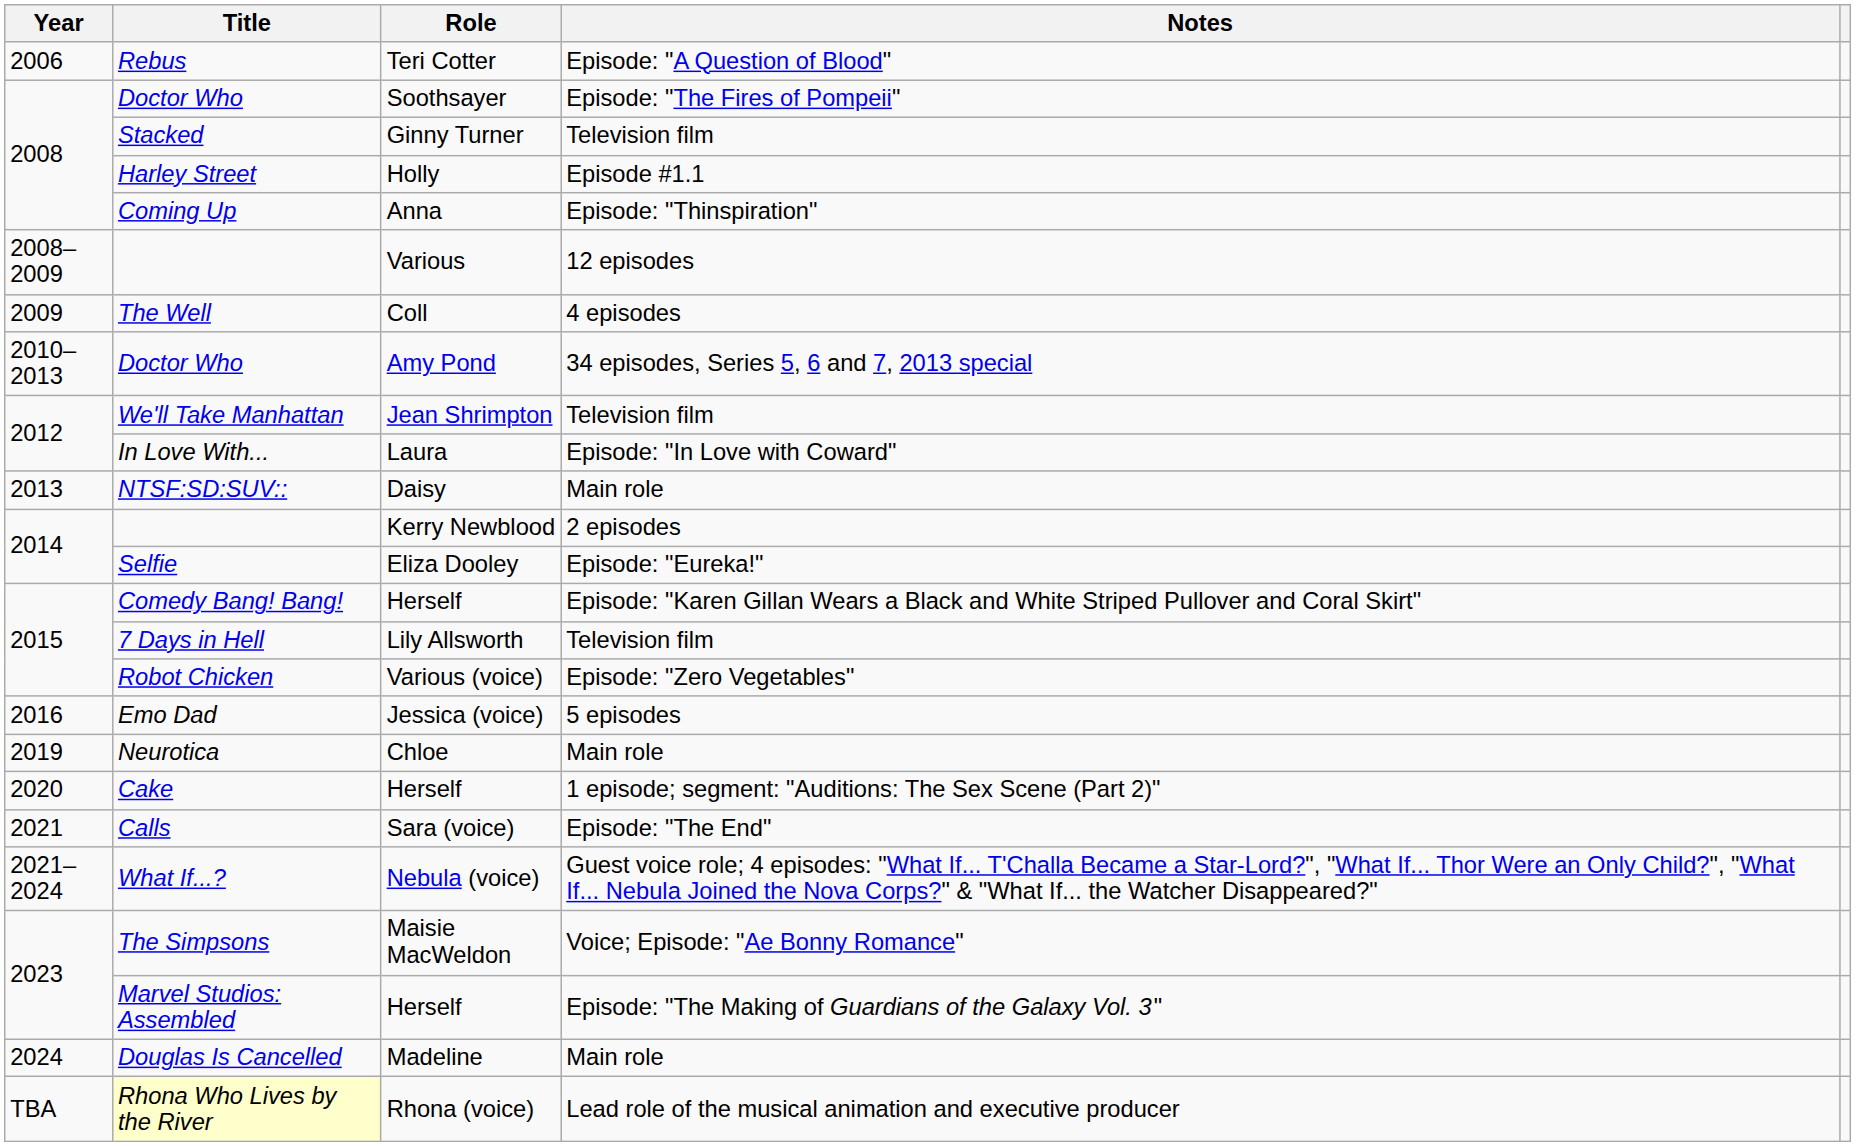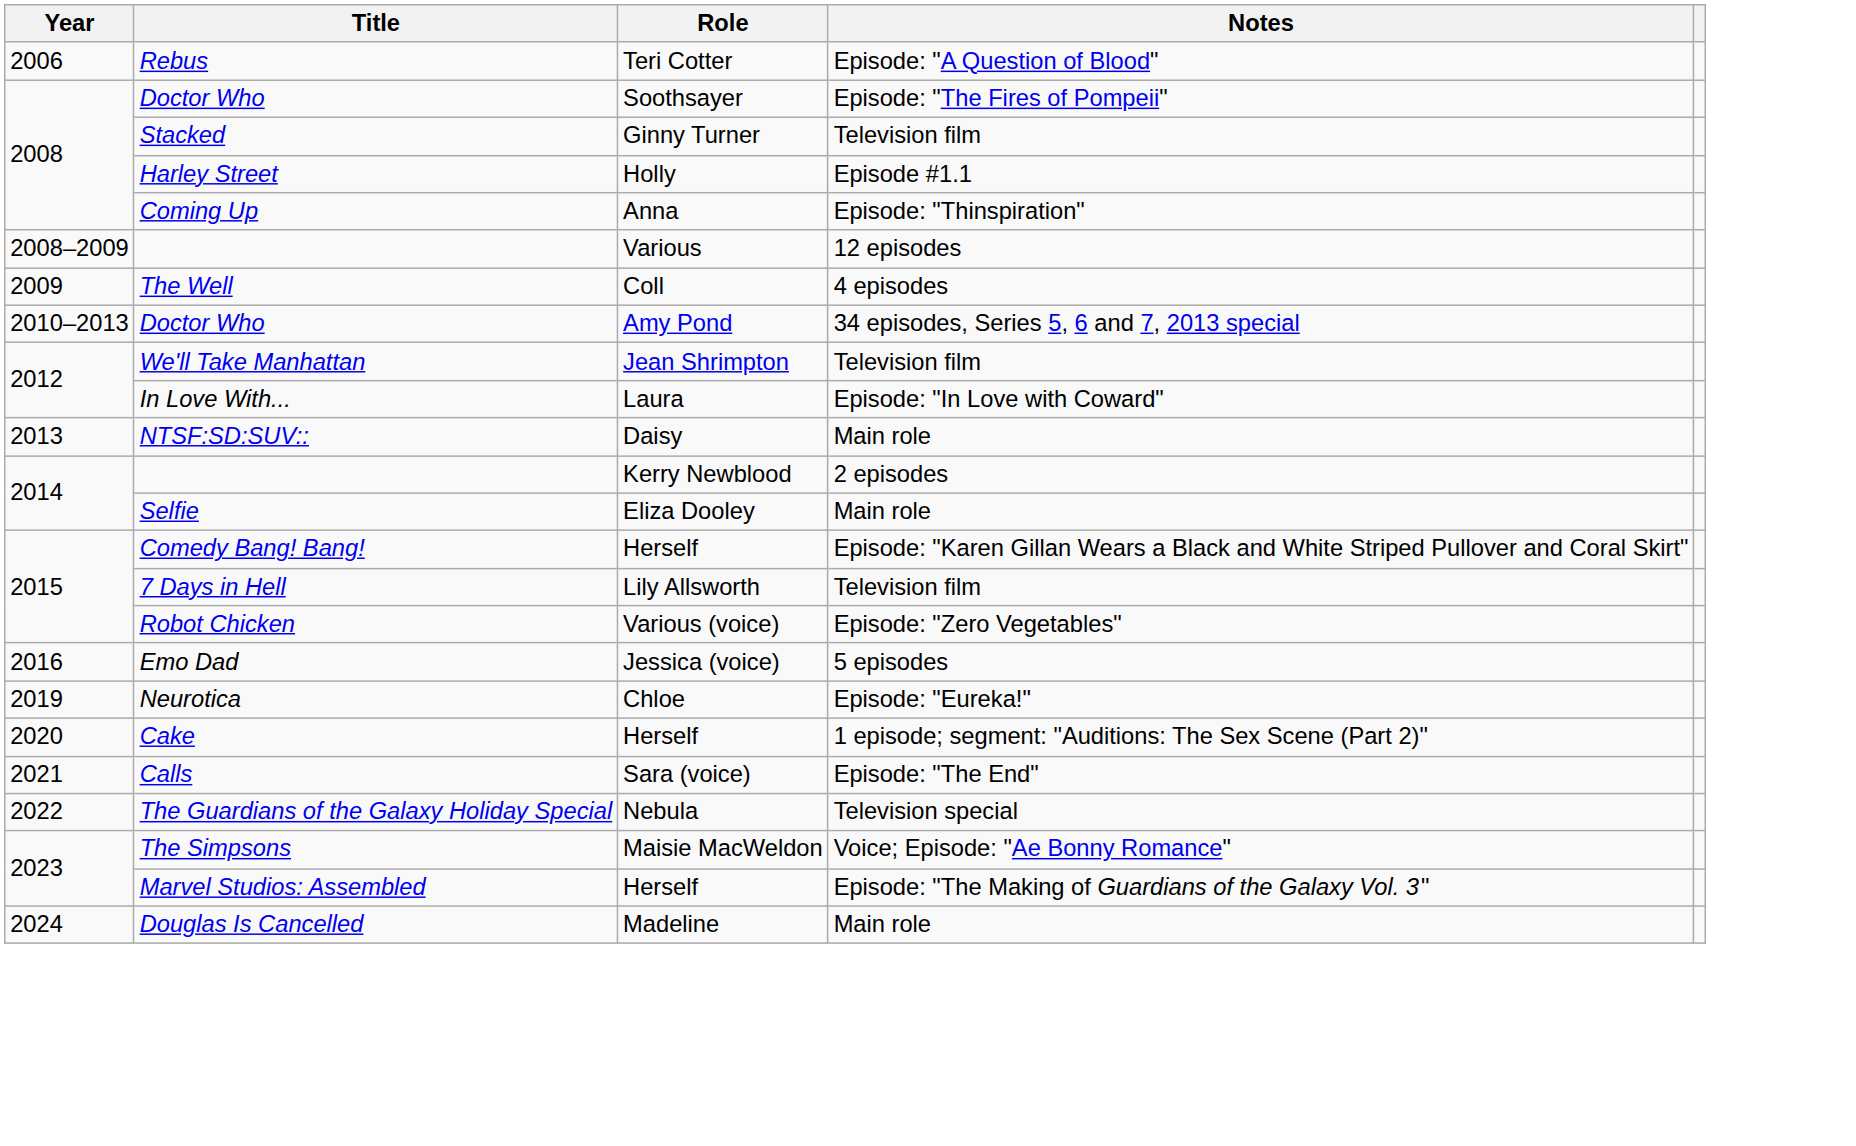(665, 564) Episode: "Eureka!" -> (882, 511) Main role
(615, 752) Main role -> (932, 699) Episode: "Eureka!"
- row: (172, 878)
+ row: (376, 811)
- row: (227, 1108)
